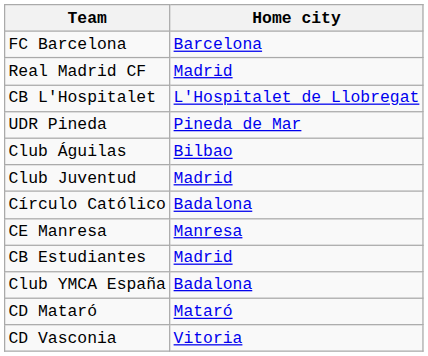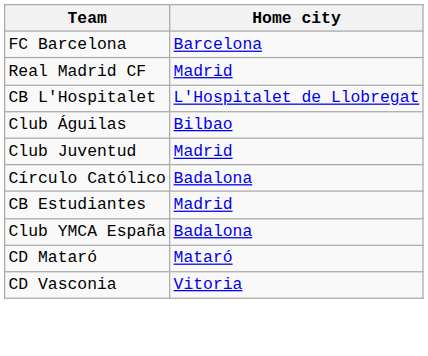- row: (58, 125)
- row: (58, 232)
